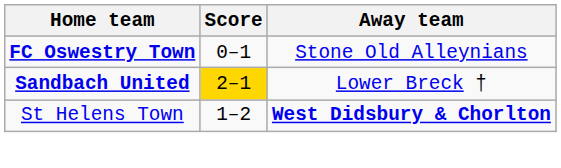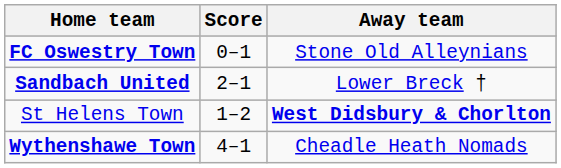(234, 84) gold background -> (234, 84) no background
+ row: (102, 147)
